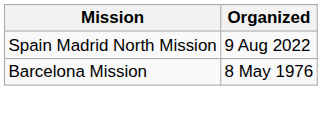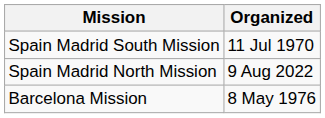+ row: (114, 44)
